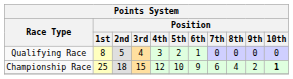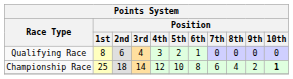(122, 53) 5 -> (122, 53) 6
(141, 67) 15 -> (141, 67) 14
(198, 67) 9 -> (198, 67) 8
